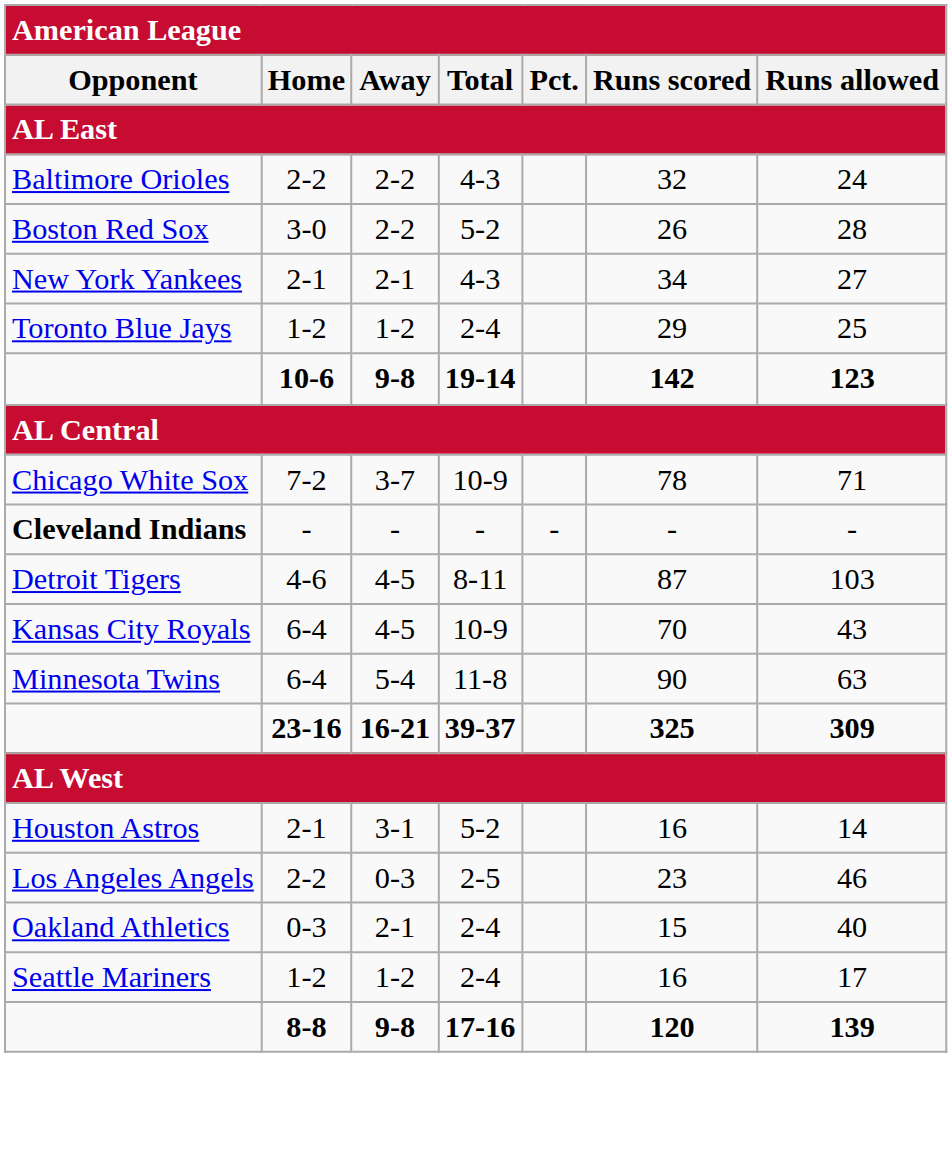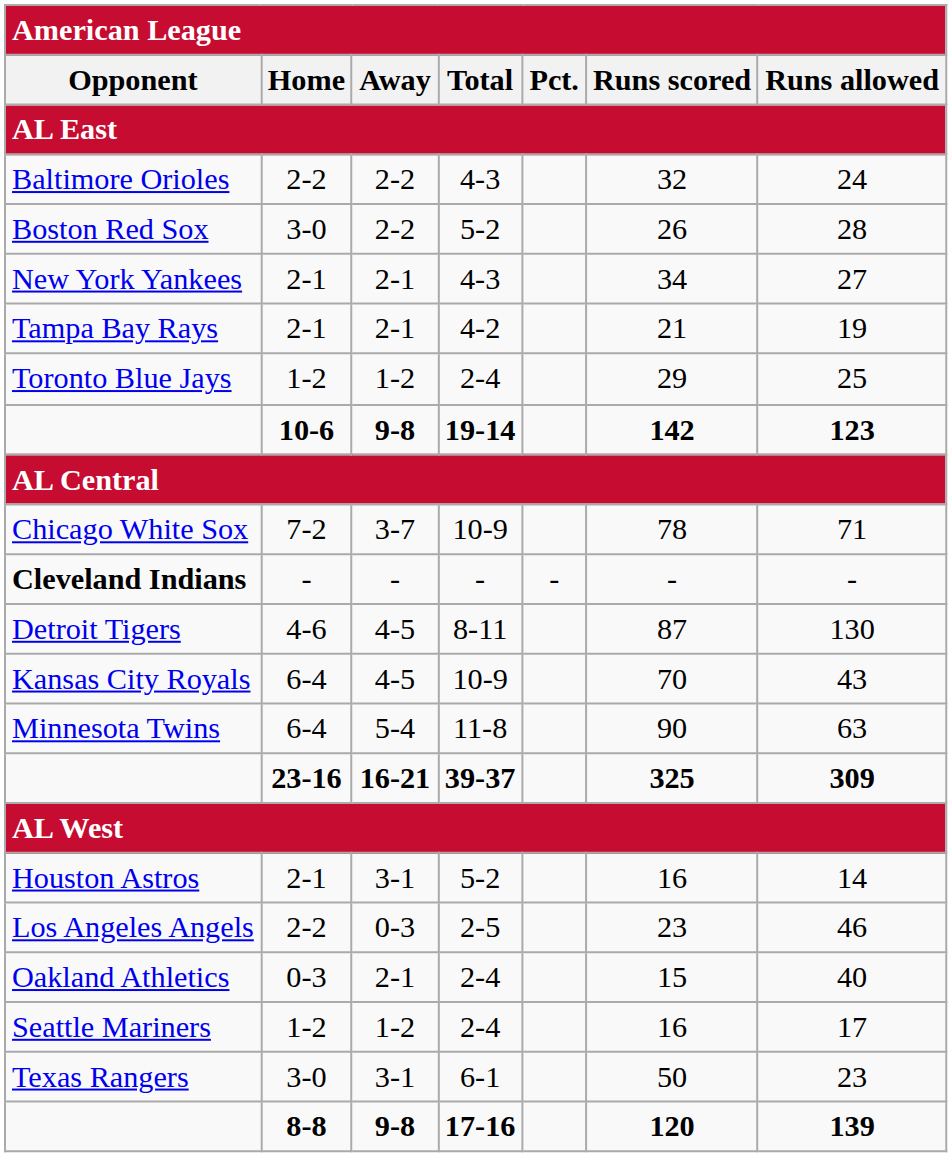+ row: (115, 328)
(852, 578) 103 -> (852, 628) 130
+ row: (100, 1076)
